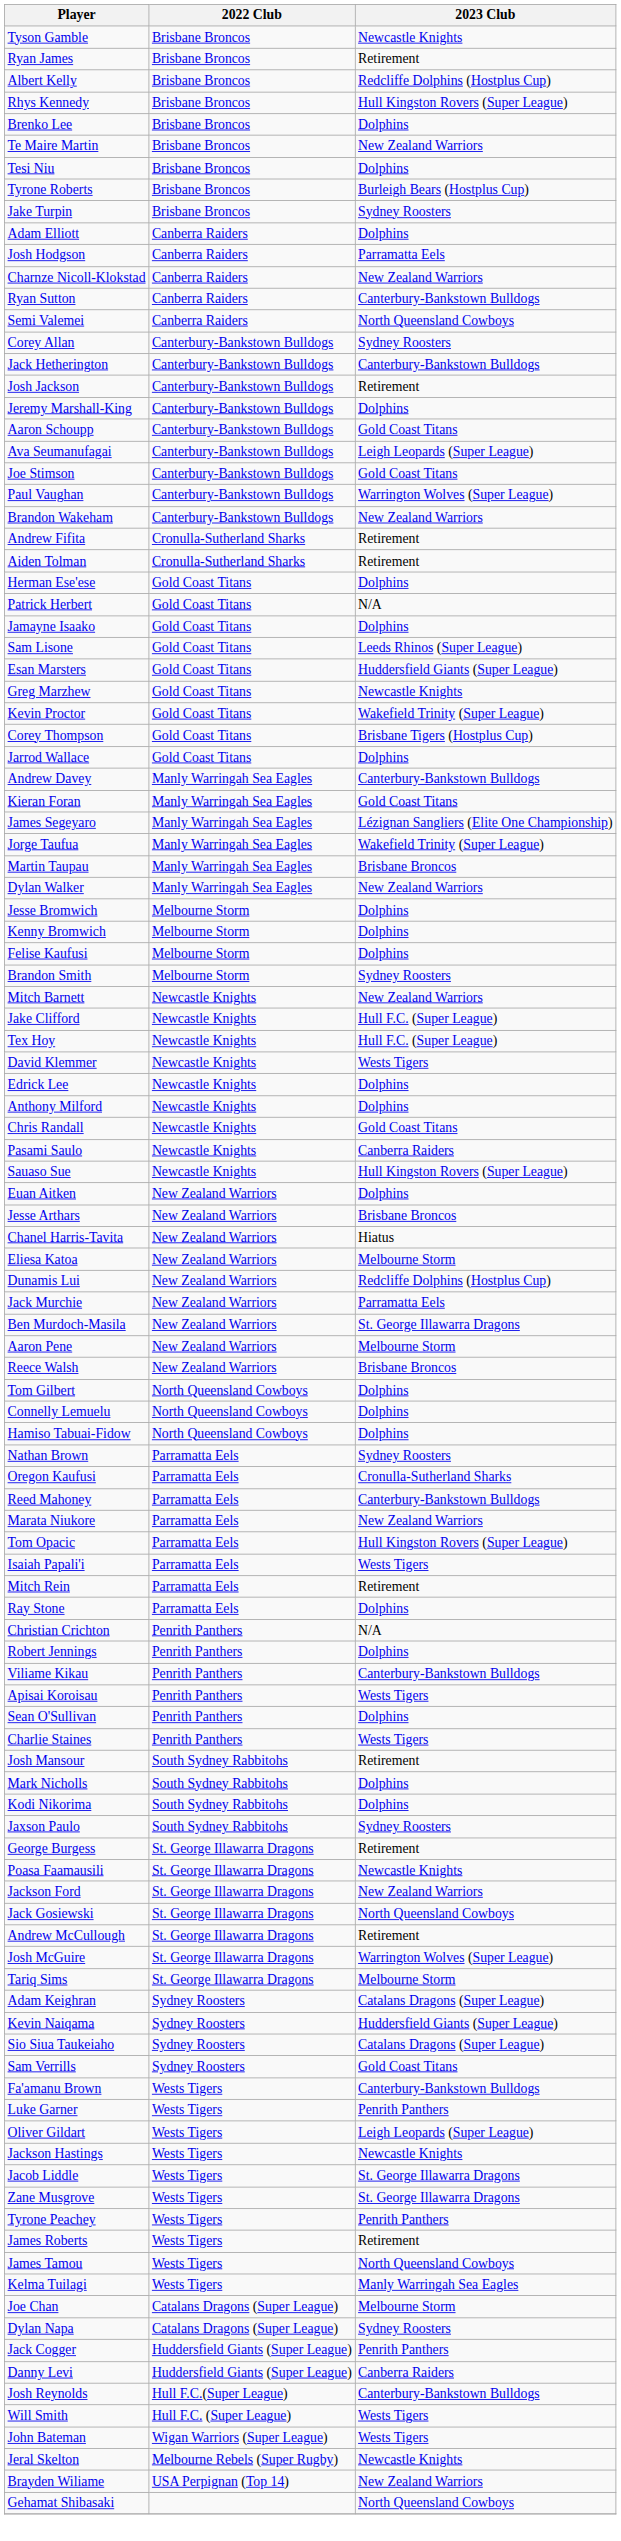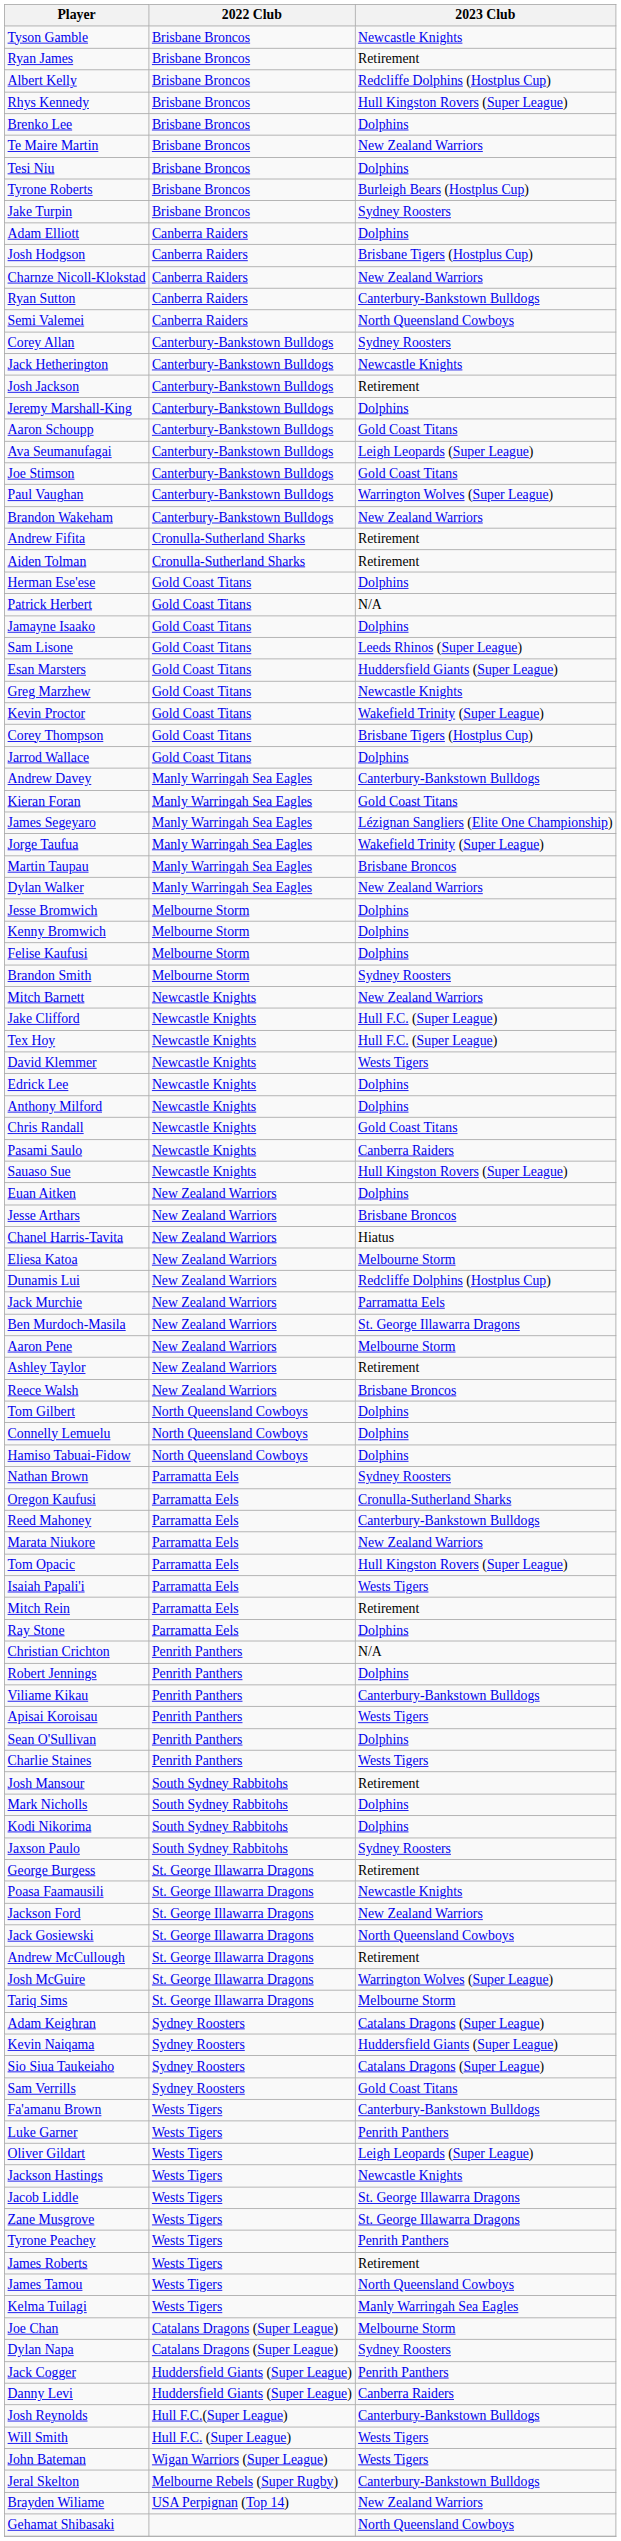(401, 255) Parramatta Eels -> (445, 255) Brisbane Tigers (Hostplus Cup)
(449, 364) Canterbury-Bankstown Bulldogs -> (410, 364) Newcastle Knights
+ row: (47, 1368)
(410, 2459) Newcastle Knights -> (449, 2481) Canterbury-Bankstown Bulldogs
